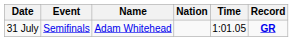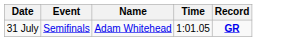- column: (192, 12)
